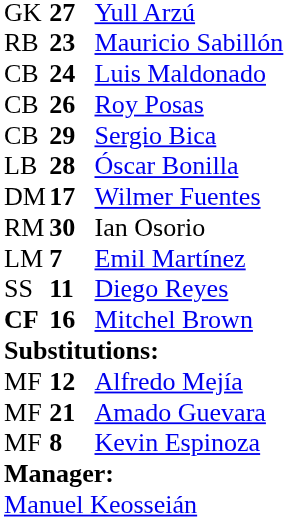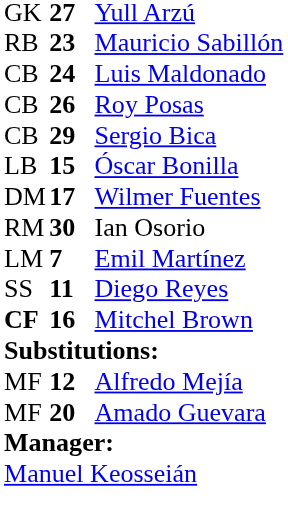(62, 165) 28 -> (62, 165) 15
(62, 411) 21 -> (62, 411) 20
- row: (177, 442)
